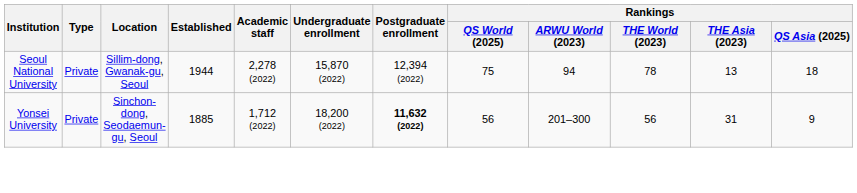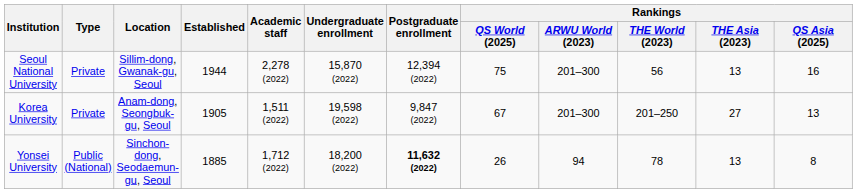(569, 72) 94 -> (578, 72) 201–300
(650, 72) 78 -> (657, 72) 56
(812, 72) 18 -> (813, 72) 16
+ row: (33, 113)
(81, 119) Private -> (88, 161) Public (National)
(488, 119) 56 -> (500, 161) 26
(569, 119) 201–300 -> (578, 161) 94
(650, 119) 56 -> (657, 161) 78
(731, 119) 31 -> (735, 161) 13
(812, 119) 9 -> (813, 161) 8
